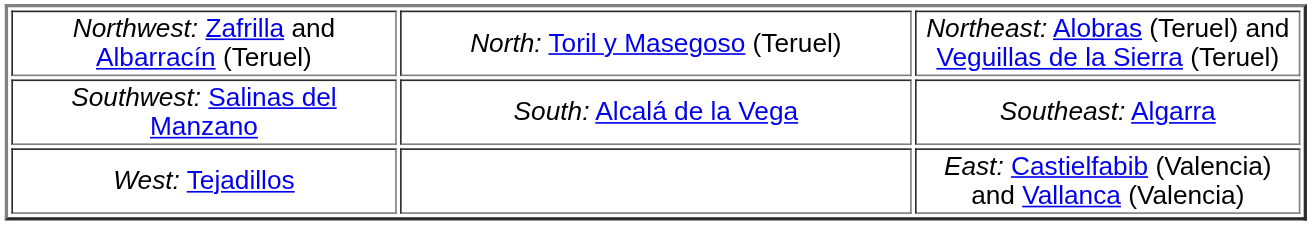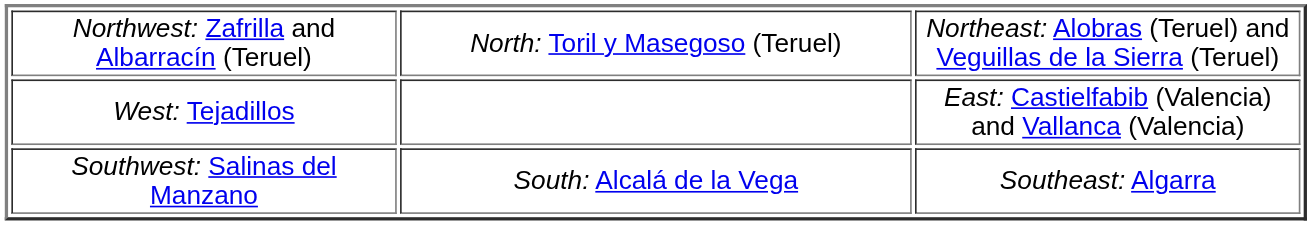rows swapped: (204, 180) <-> (204, 111)
